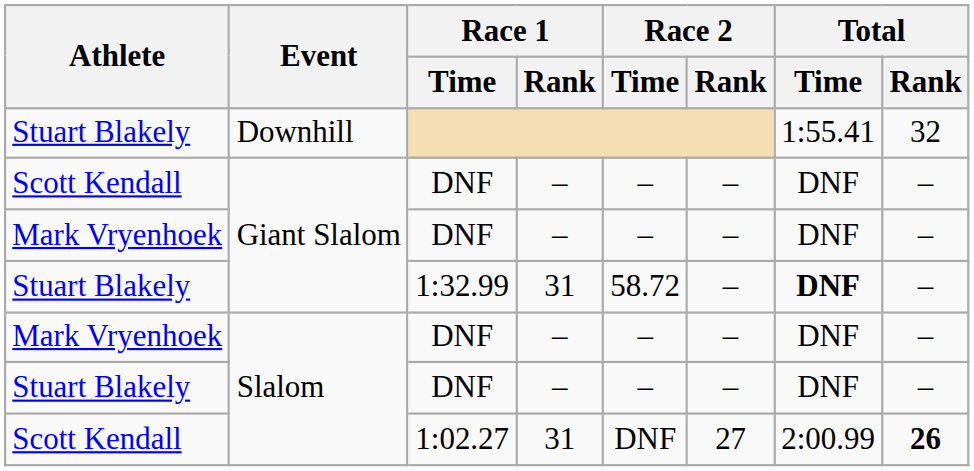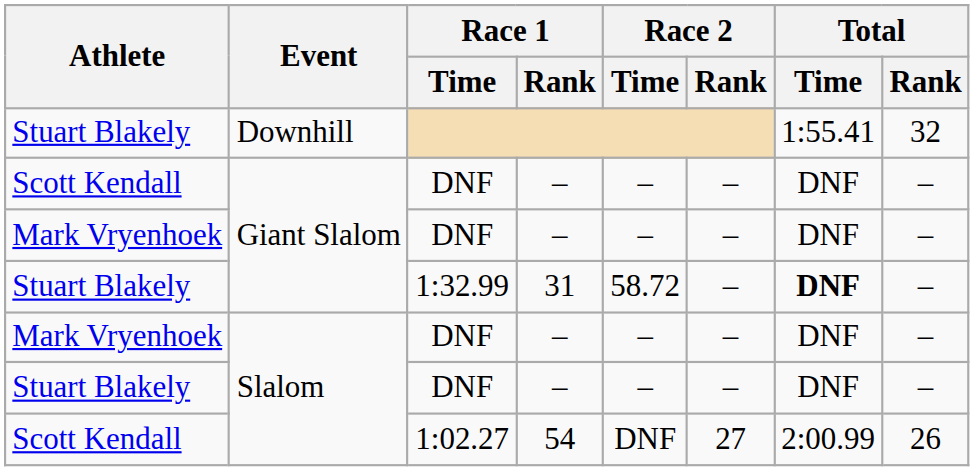(560, 438) 31 -> (560, 438) 54
(926, 438) bold -> (926, 438) normal
